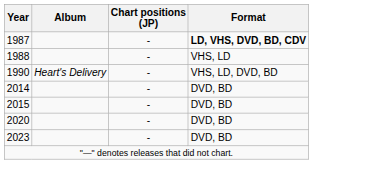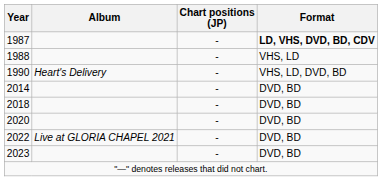- row: (18, 105)
+ row: (18, 105)
+ row: (18, 137)
